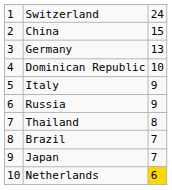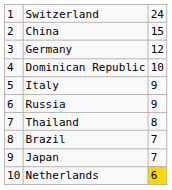(157, 49) 13 -> (157, 49) 12
